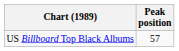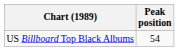(155, 38) 57 -> (155, 38) 54
